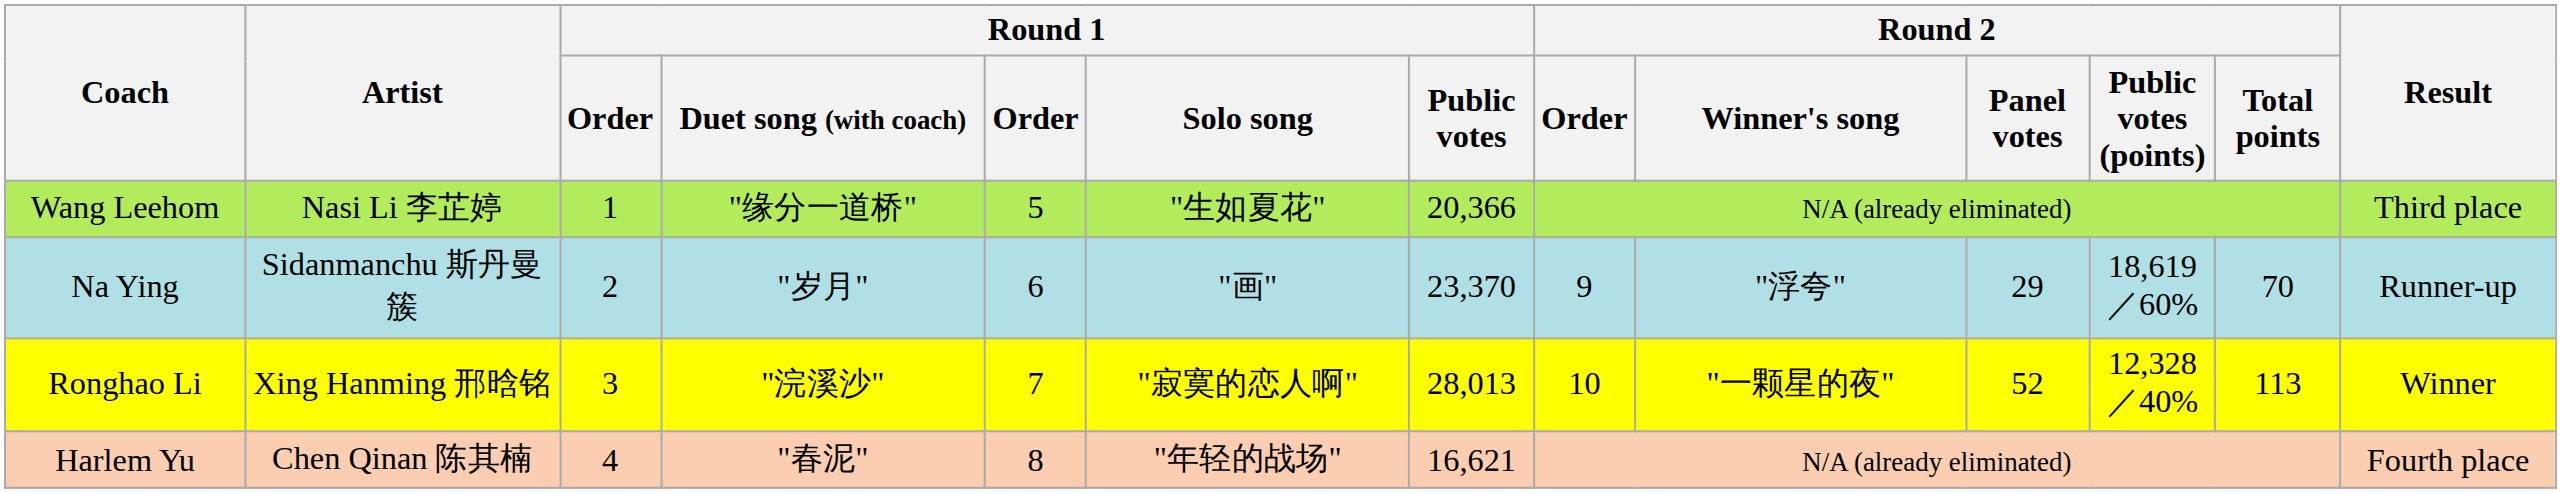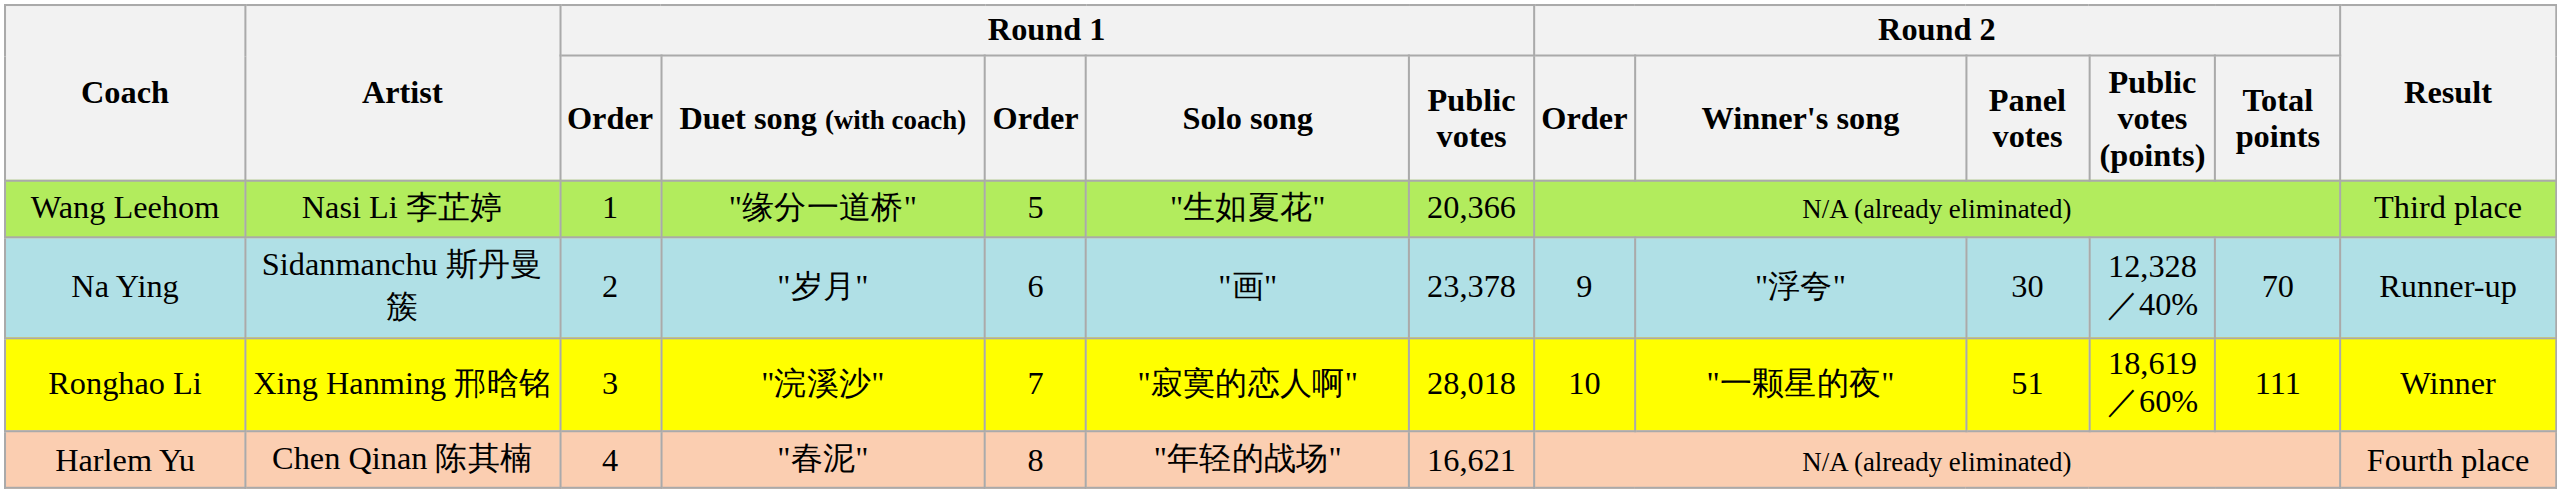(1472, 286) 23,370 -> (1472, 286) 23,378
(2027, 286) 29 -> (2027, 286) 30
(2152, 284) 18,619／60% -> (2152, 284) 12,328／40%
(1472, 383) 28,013 -> (1472, 383) 28,018
(2027, 383) 52 -> (2027, 383) 51
(2152, 381) 12,328／40% -> (2152, 381) 18,619／60%
(2278, 383) 113 -> (2278, 383) 111
